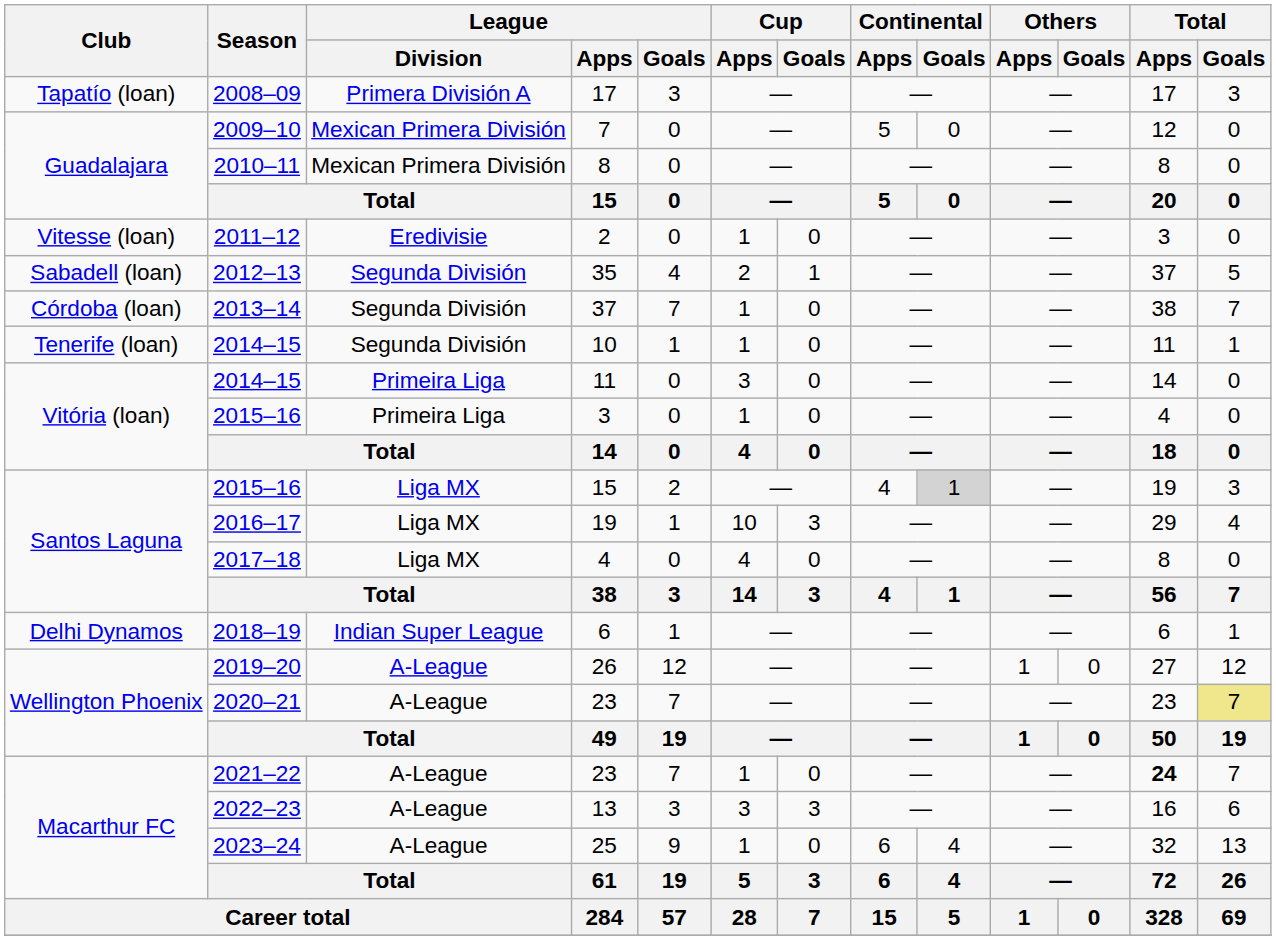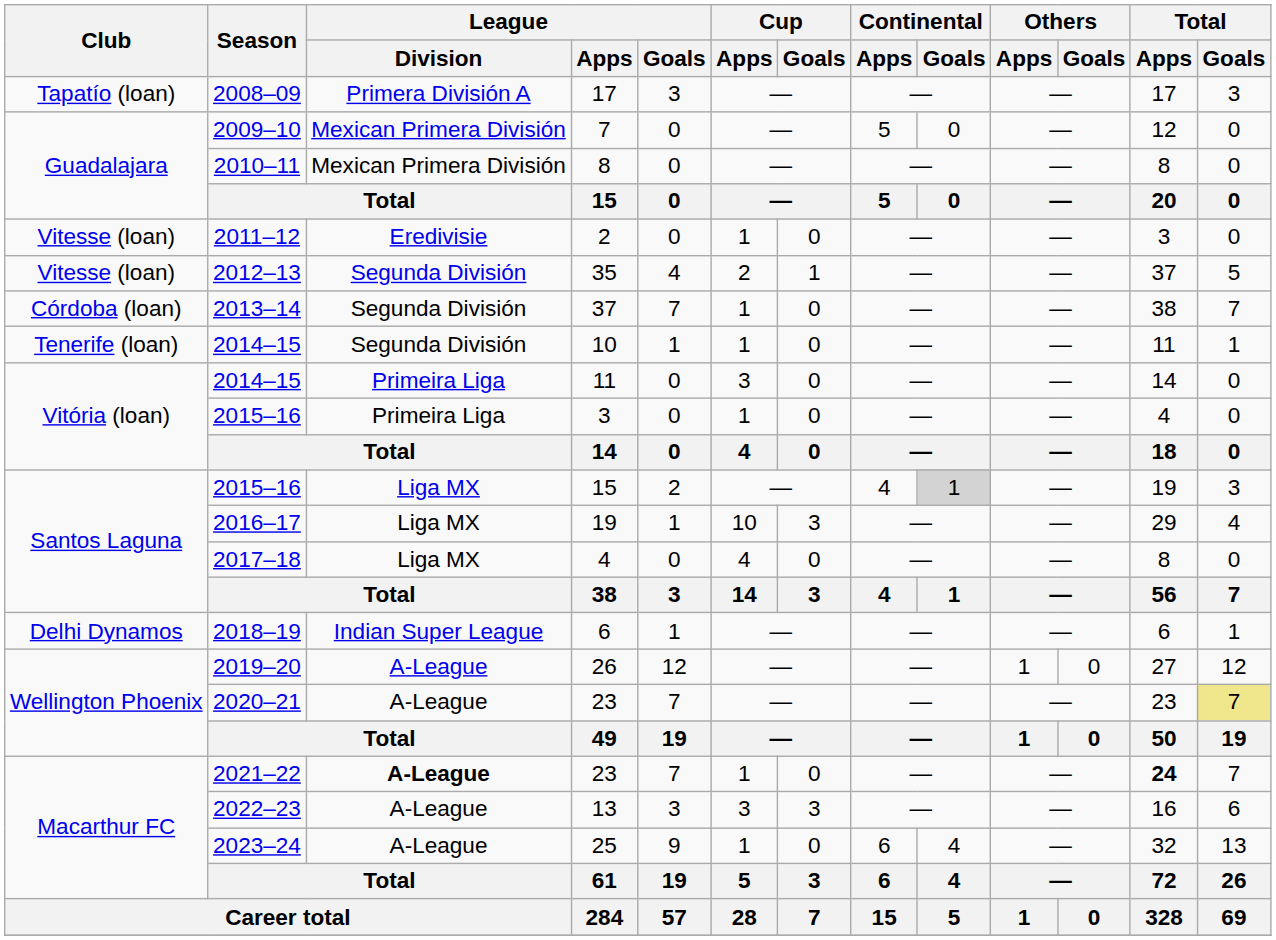(106, 272) Sabadell (loan) -> (106, 272) Vitesse (loan)
(439, 773) normal -> (439, 773) bold
